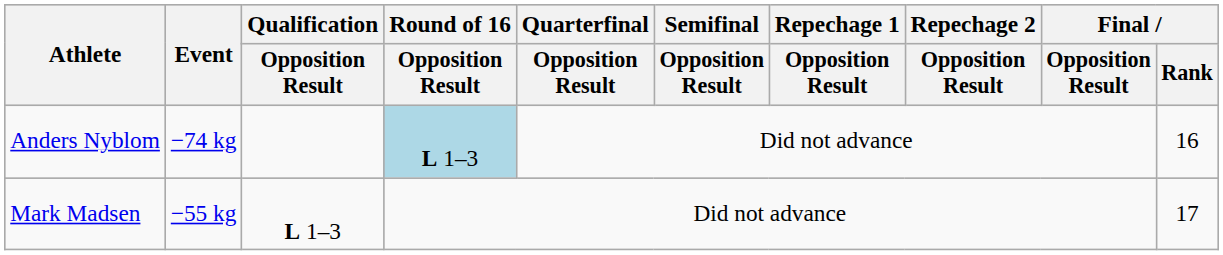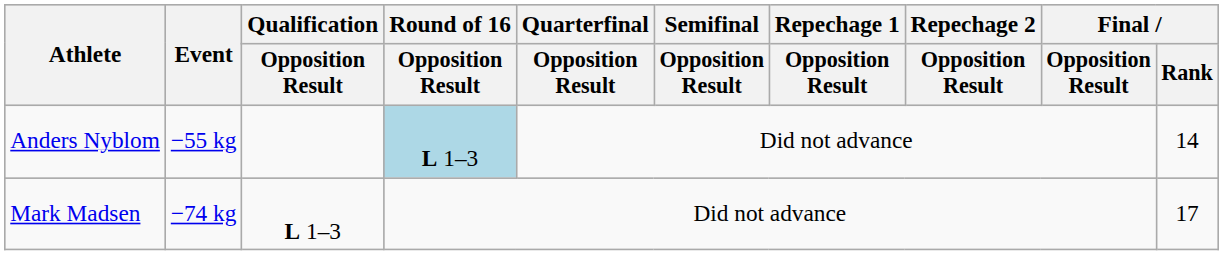(204, 141) −74 kg -> (204, 141) −55 kg
(1187, 141) 16 -> (1187, 141) 14
(204, 213) −55 kg -> (204, 213) −74 kg
